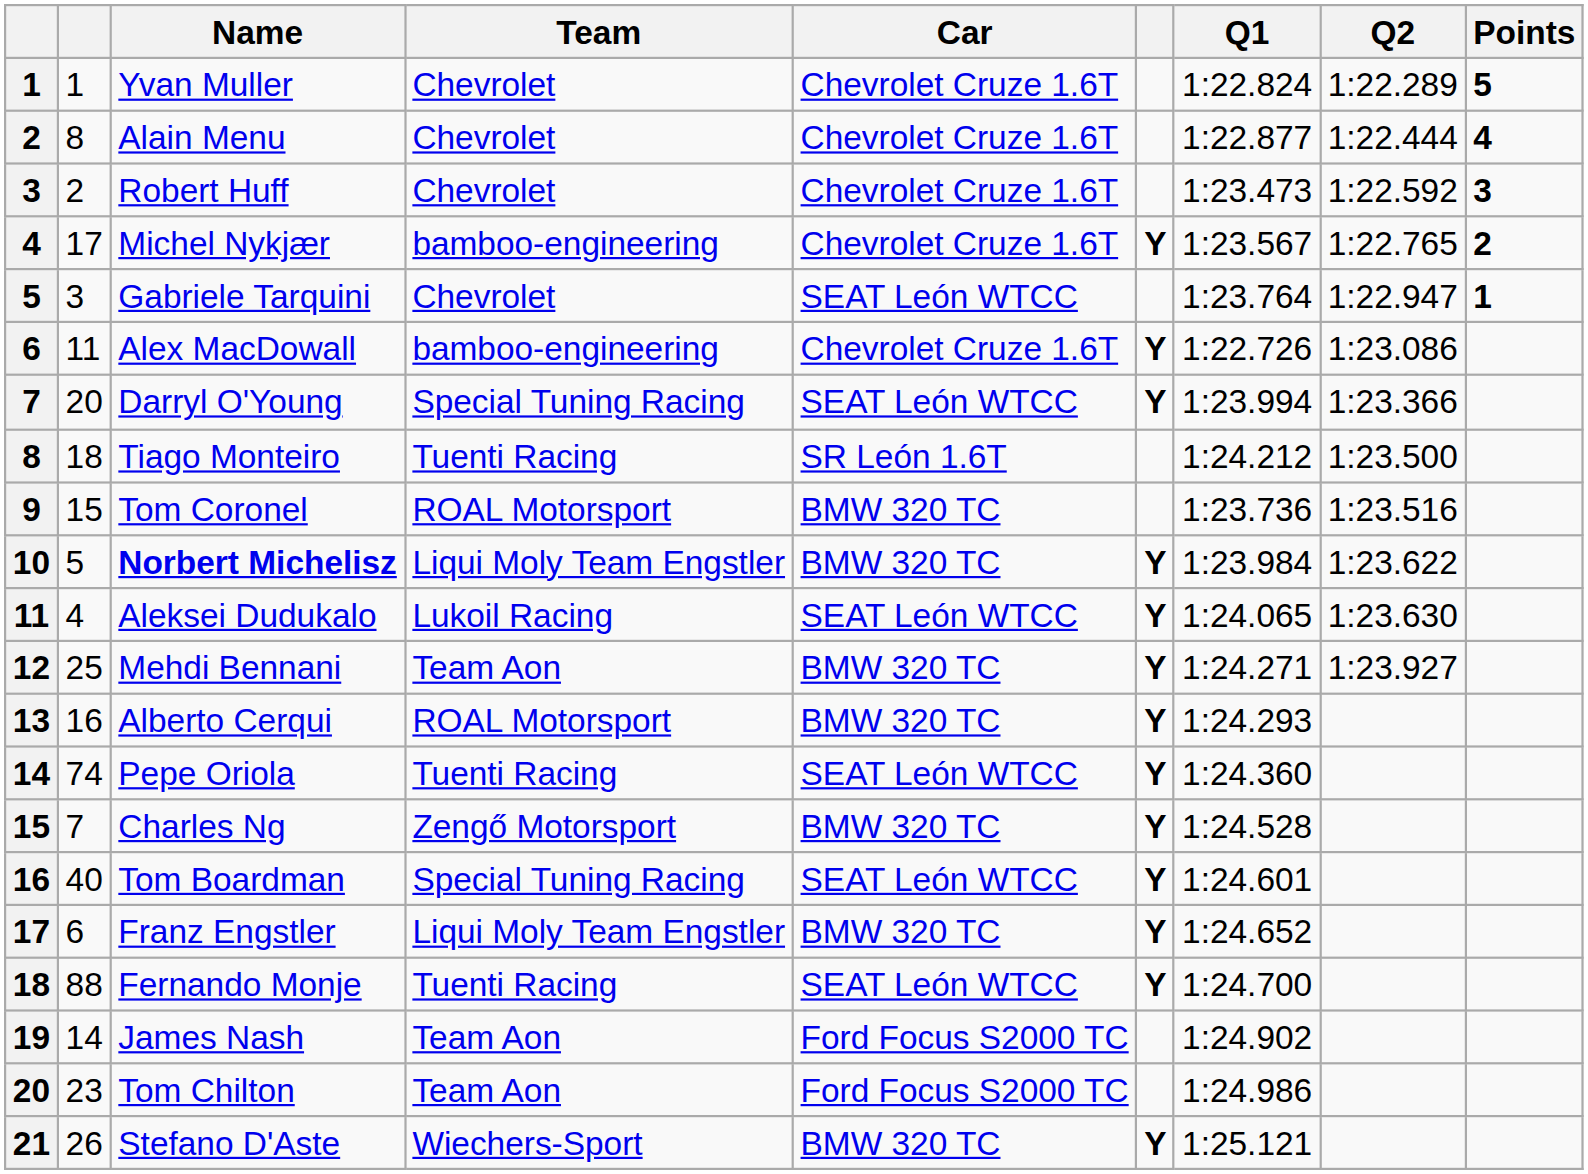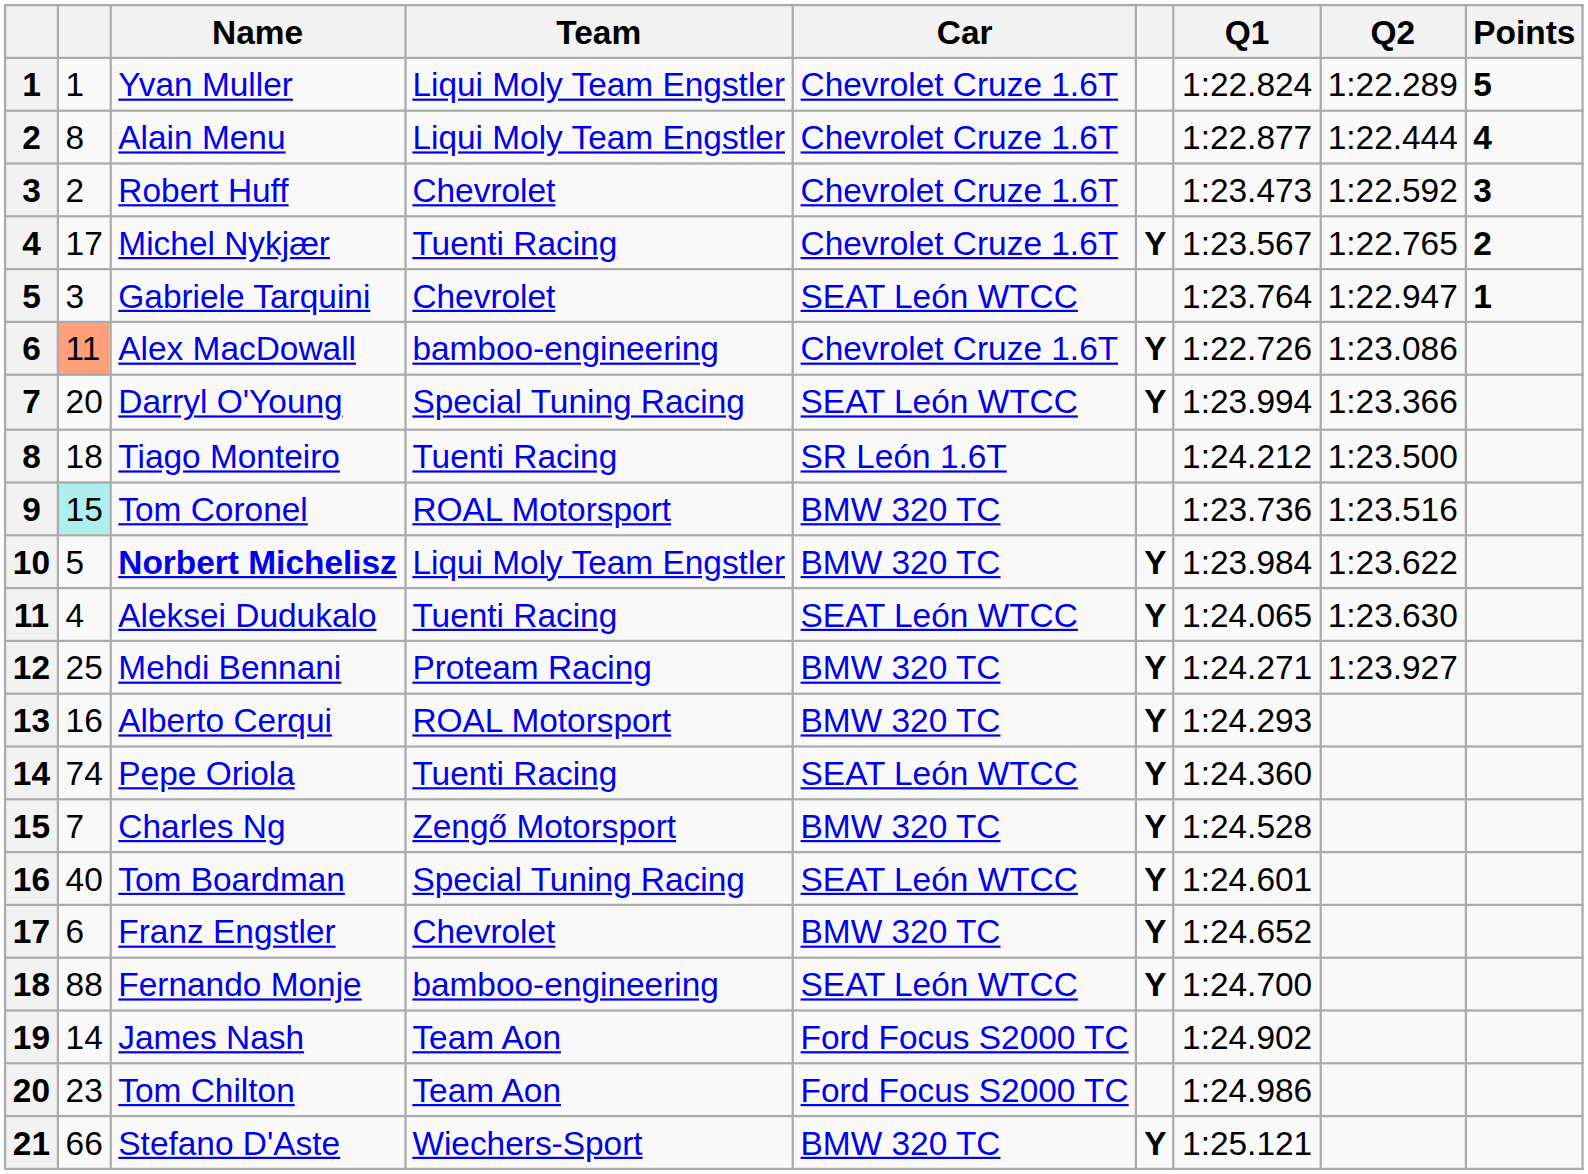(484, 85) Chevrolet -> (599, 85) Liqui Moly Team Engstler
(484, 138) Chevrolet -> (599, 138) Liqui Moly Team Engstler
(566, 244) bamboo-engineering -> (515, 244) Tuenti Racing
(83, 349) no background -> (83, 349) lightsalmon background
(84, 508) no background -> (84, 508) paleturquoise background
(513, 614) Lukoil Racing -> (515, 614) Tuenti Racing
(487, 667) Team Aon -> (532, 667) Proteam Racing
(599, 932) Liqui Moly Team Engstler -> (484, 932) Chevrolet
(515, 985) Tuenti Racing -> (566, 985) bamboo-engineering
(84, 1143) 26 -> (84, 1143) 66
